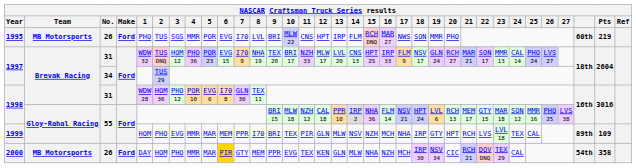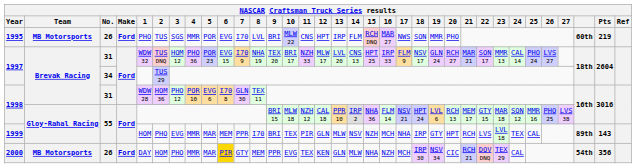(605, 133) 109 -> (605, 133) 143
(605, 153) 358 -> (605, 153) 356
